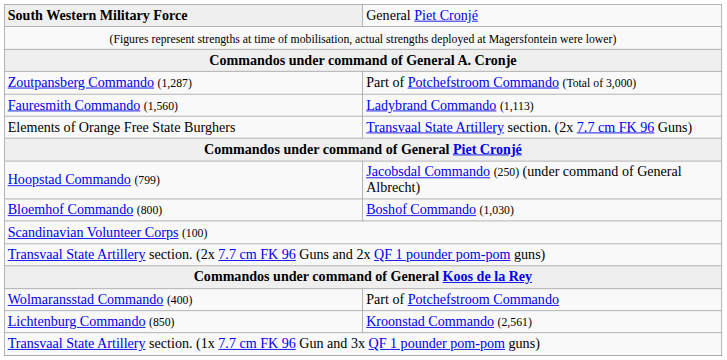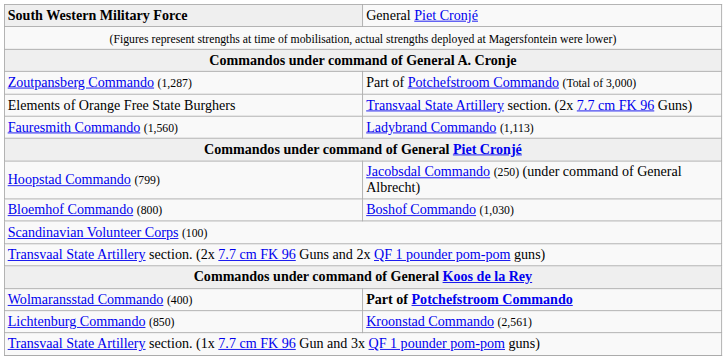rows swapped: (93, 104) <-> (122, 127)
(463, 299) normal -> (469, 299) bold
